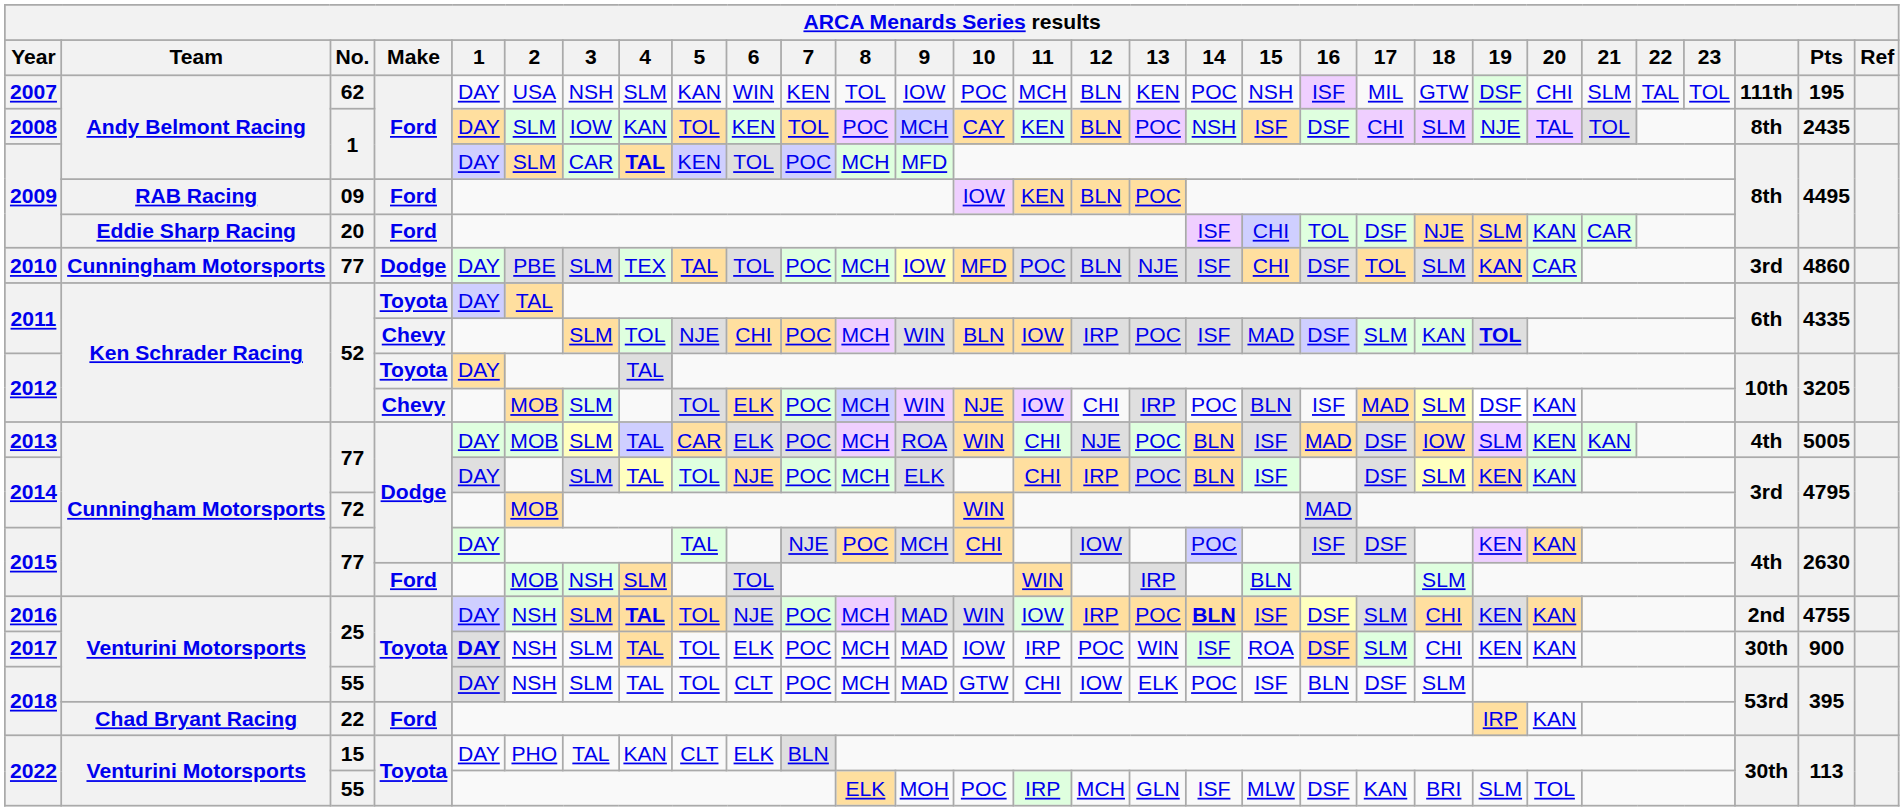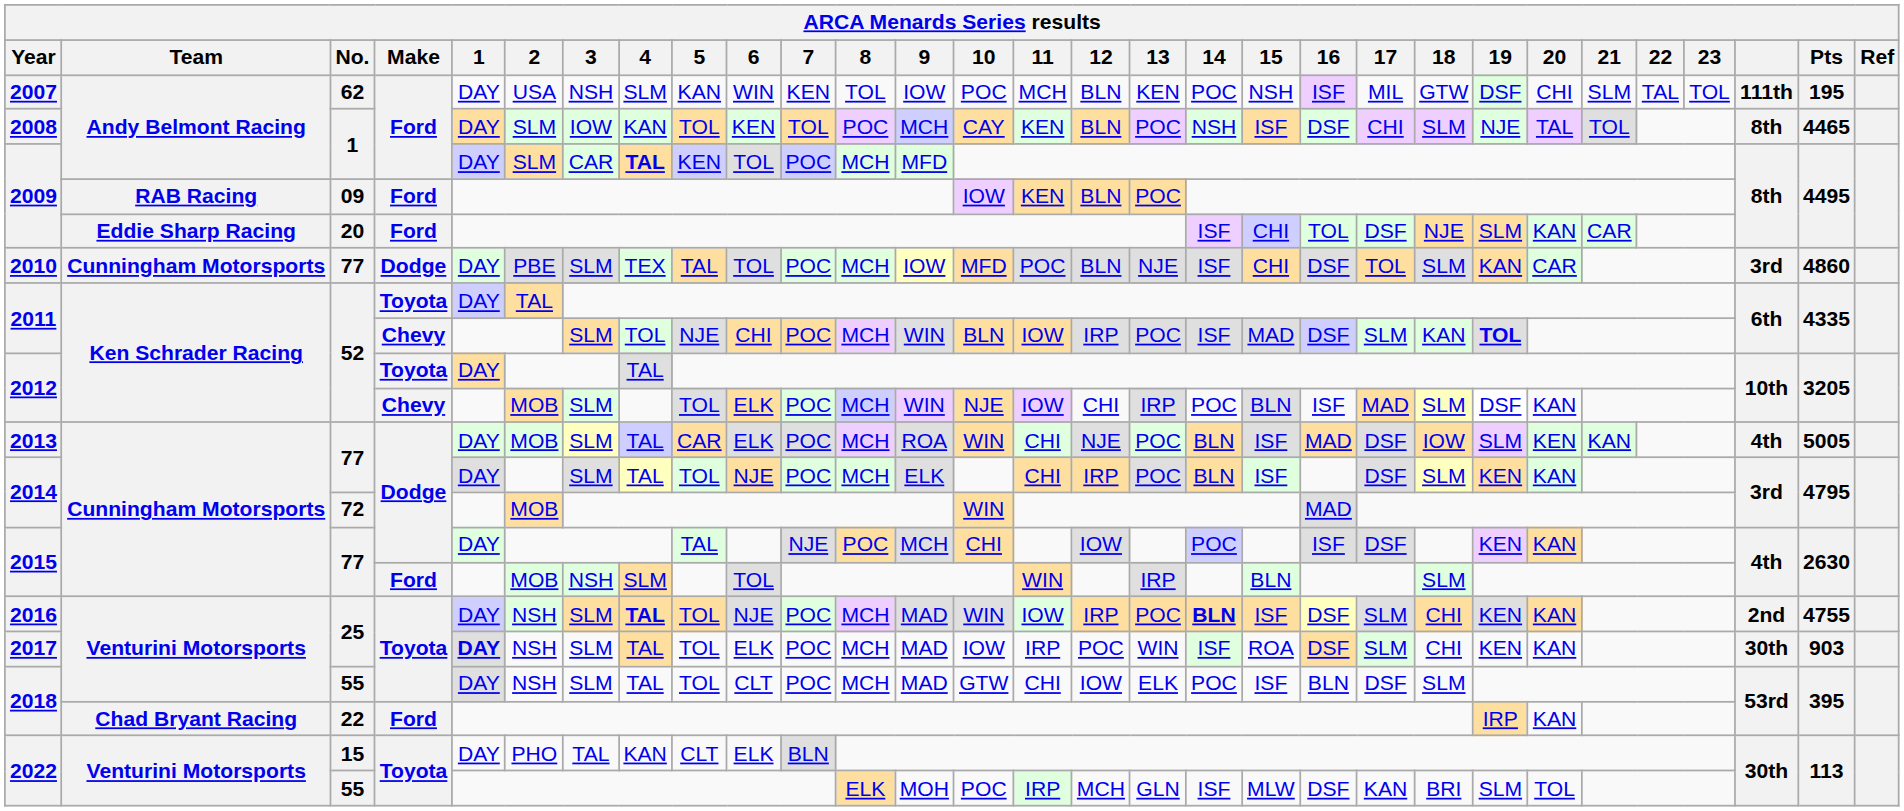(1827, 127) 2435 -> (1827, 127) 4465
(1827, 649) 900 -> (1827, 649) 903
